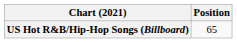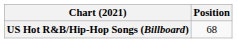(212, 29) 65 -> (212, 29) 68
